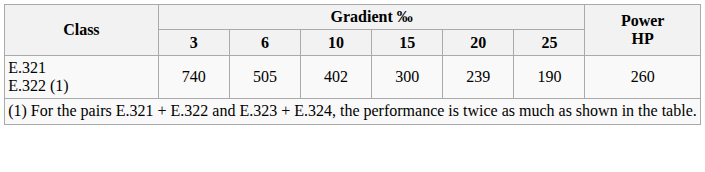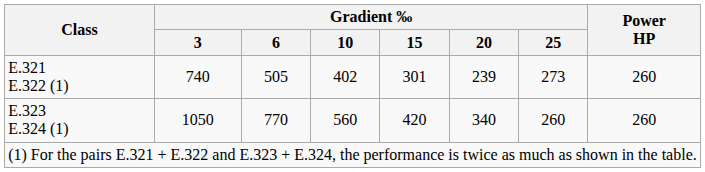(407, 76) 300 -> (415, 76) 301
(549, 76) 190 -> (553, 76) 273
+ row: (38, 120)
